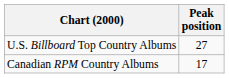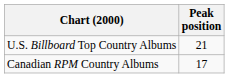(201, 45) 27 -> (201, 45) 21
